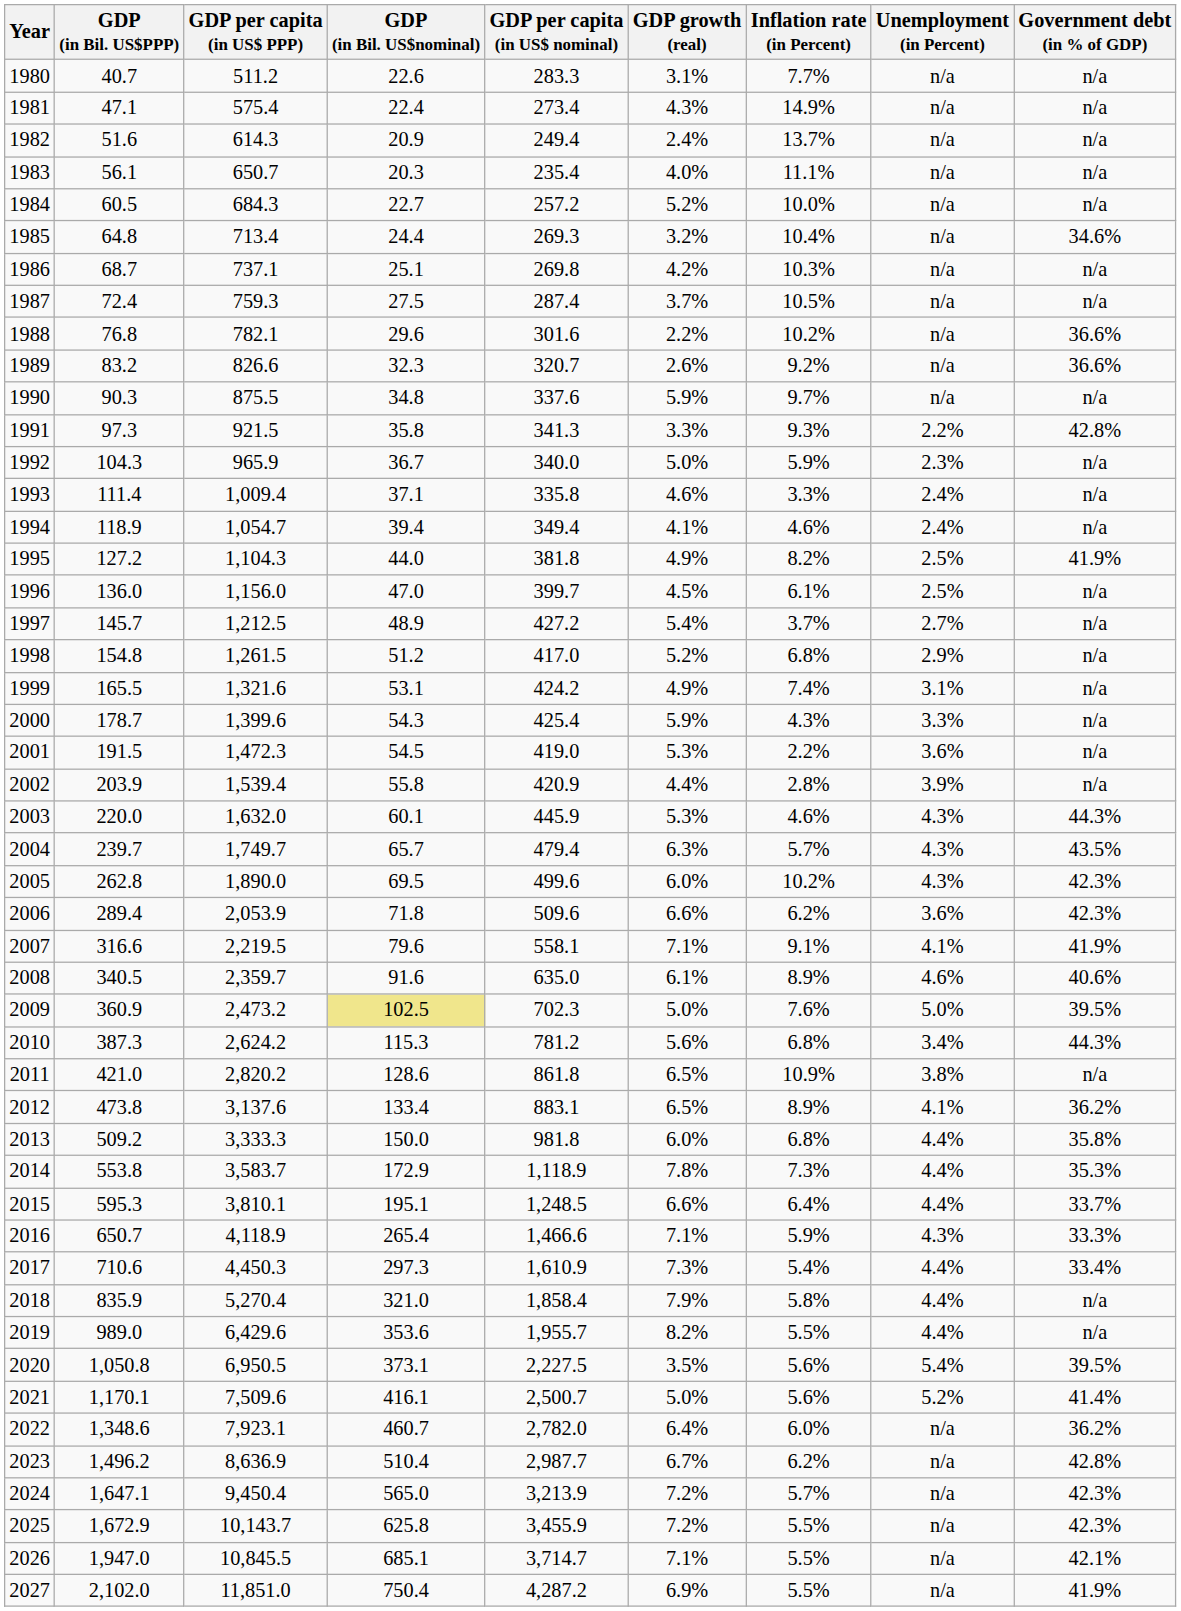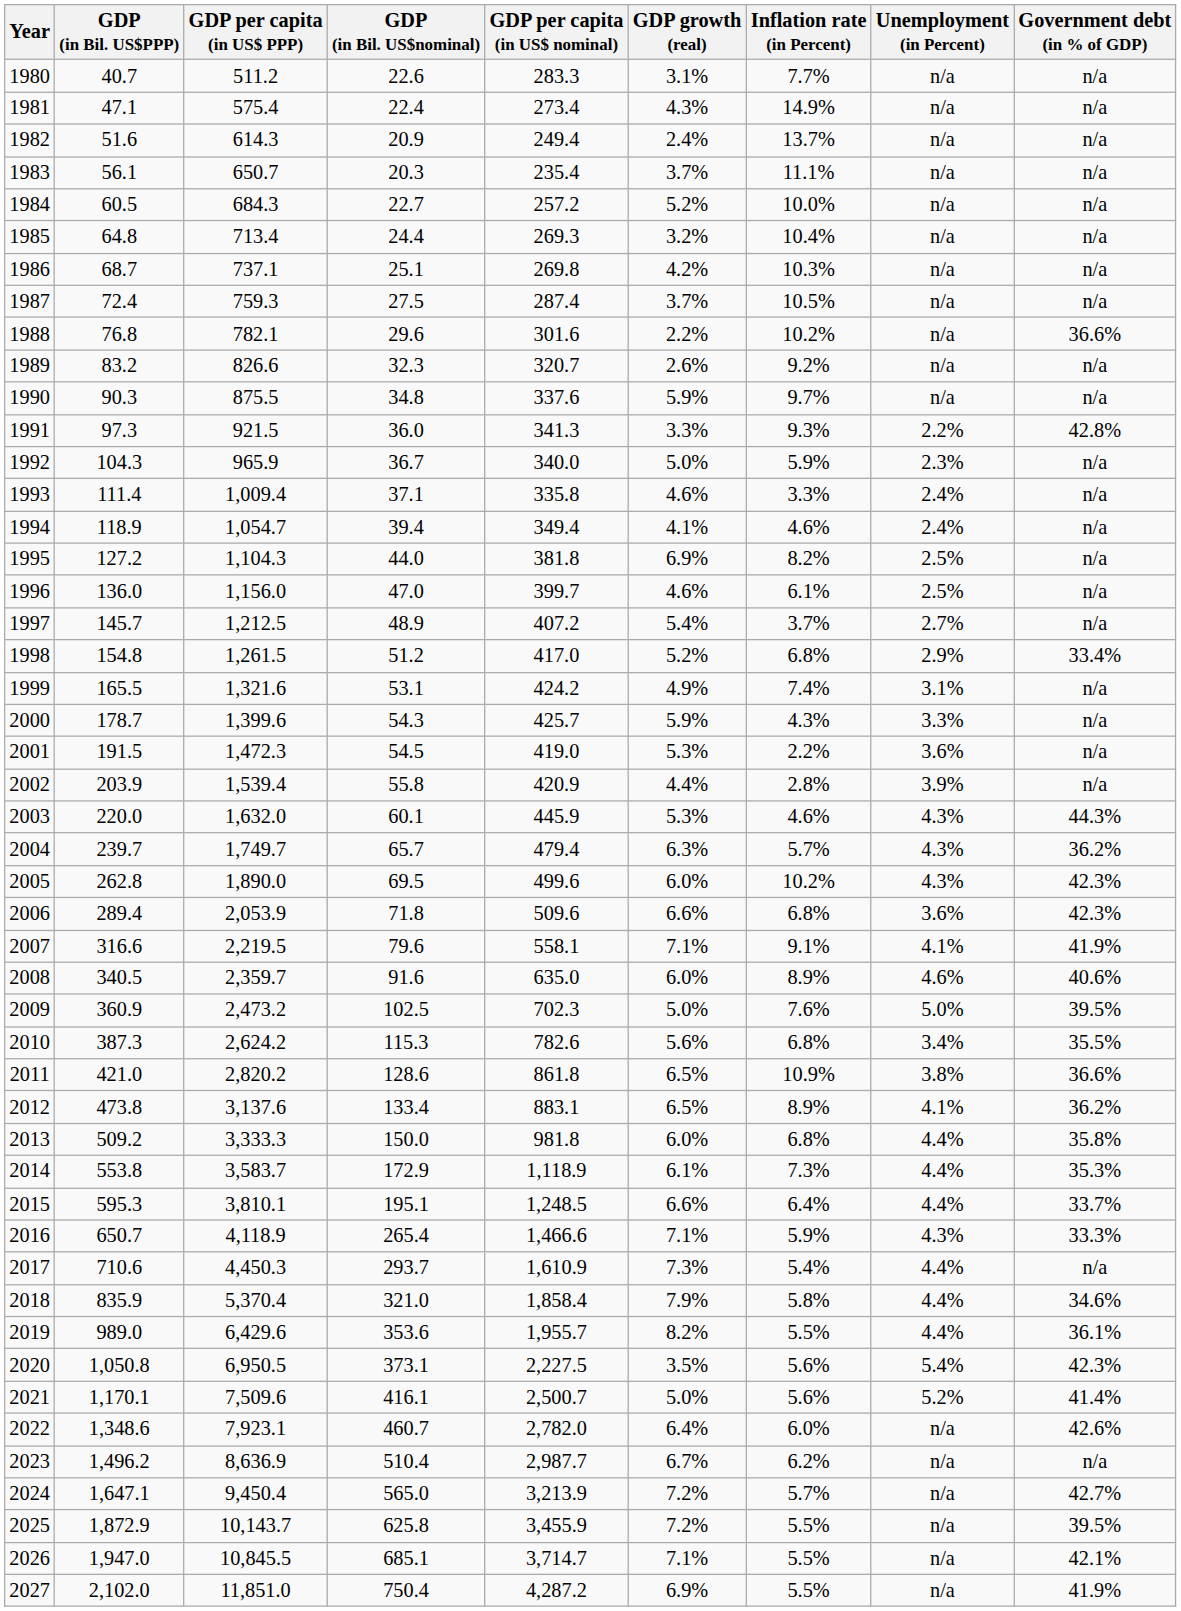(687, 172) 4.0% -> (687, 172) 3.7%
(1095, 236) 34.6% -> (1095, 236) n/a
(1095, 365) 36.6% -> (1095, 365) n/a
(406, 430) 35.8 -> (406, 430) 36.0
(687, 559) 4.9% -> (687, 559) 6.9%
(1095, 559) 41.9% -> (1095, 559) n/a
(687, 591) 4.5% -> (687, 591) 4.6%
(556, 623) 427.2 -> (556, 623) 407.2
(1095, 655) n/a -> (1095, 655) 33.4%
(556, 720) 425.4 -> (556, 720) 425.7
(1095, 849) 43.5% -> (1095, 849) 36.2%
(809, 913) 6.2% -> (809, 913) 6.8%
(687, 978) 6.1% -> (687, 978) 6.0%
(406, 1010) khaki background -> (406, 1010) no background
(556, 1042) 781.2 -> (556, 1042) 782.6
(1095, 1042) 44.3% -> (1095, 1042) 35.5%
(1095, 1074) n/a -> (1095, 1074) 36.6%
(687, 1171) 7.8% -> (687, 1171) 6.1%
(406, 1268) 297.3 -> (406, 1268) 293.7
(1095, 1268) 33.4% -> (1095, 1268) n/a
(256, 1300) 5,270.4 -> (256, 1300) 5,370.4
(1095, 1300) n/a -> (1095, 1300) 34.6%
(1095, 1332) n/a -> (1095, 1332) 36.1%
(1095, 1364) 39.5% -> (1095, 1364) 42.3%
(1095, 1429) 36.2% -> (1095, 1429) 42.6%
(1095, 1461) 42.8% -> (1095, 1461) n/a
(1095, 1493) 42.3% -> (1095, 1493) 42.7%
(119, 1525) 1,672.9 -> (119, 1525) 1,872.9
(1095, 1525) 42.3% -> (1095, 1525) 39.5%
